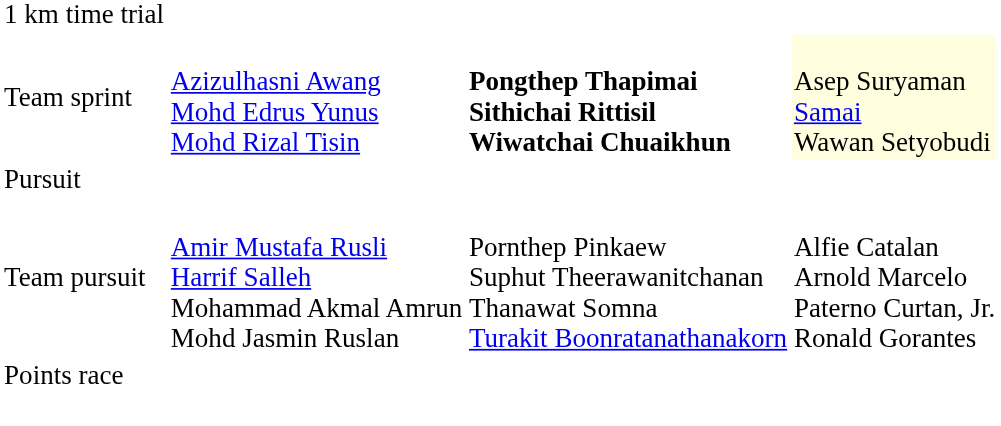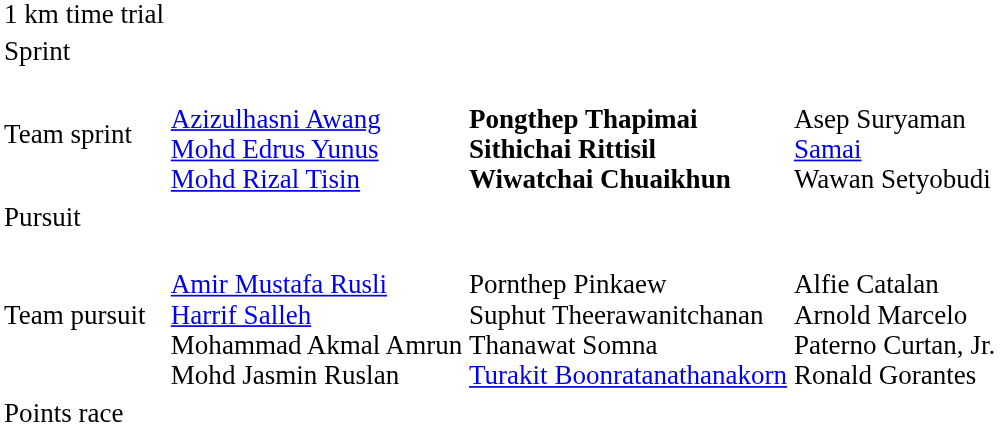+ row: (37, 51)
(892, 111) lightyellow background -> (892, 149) no background
